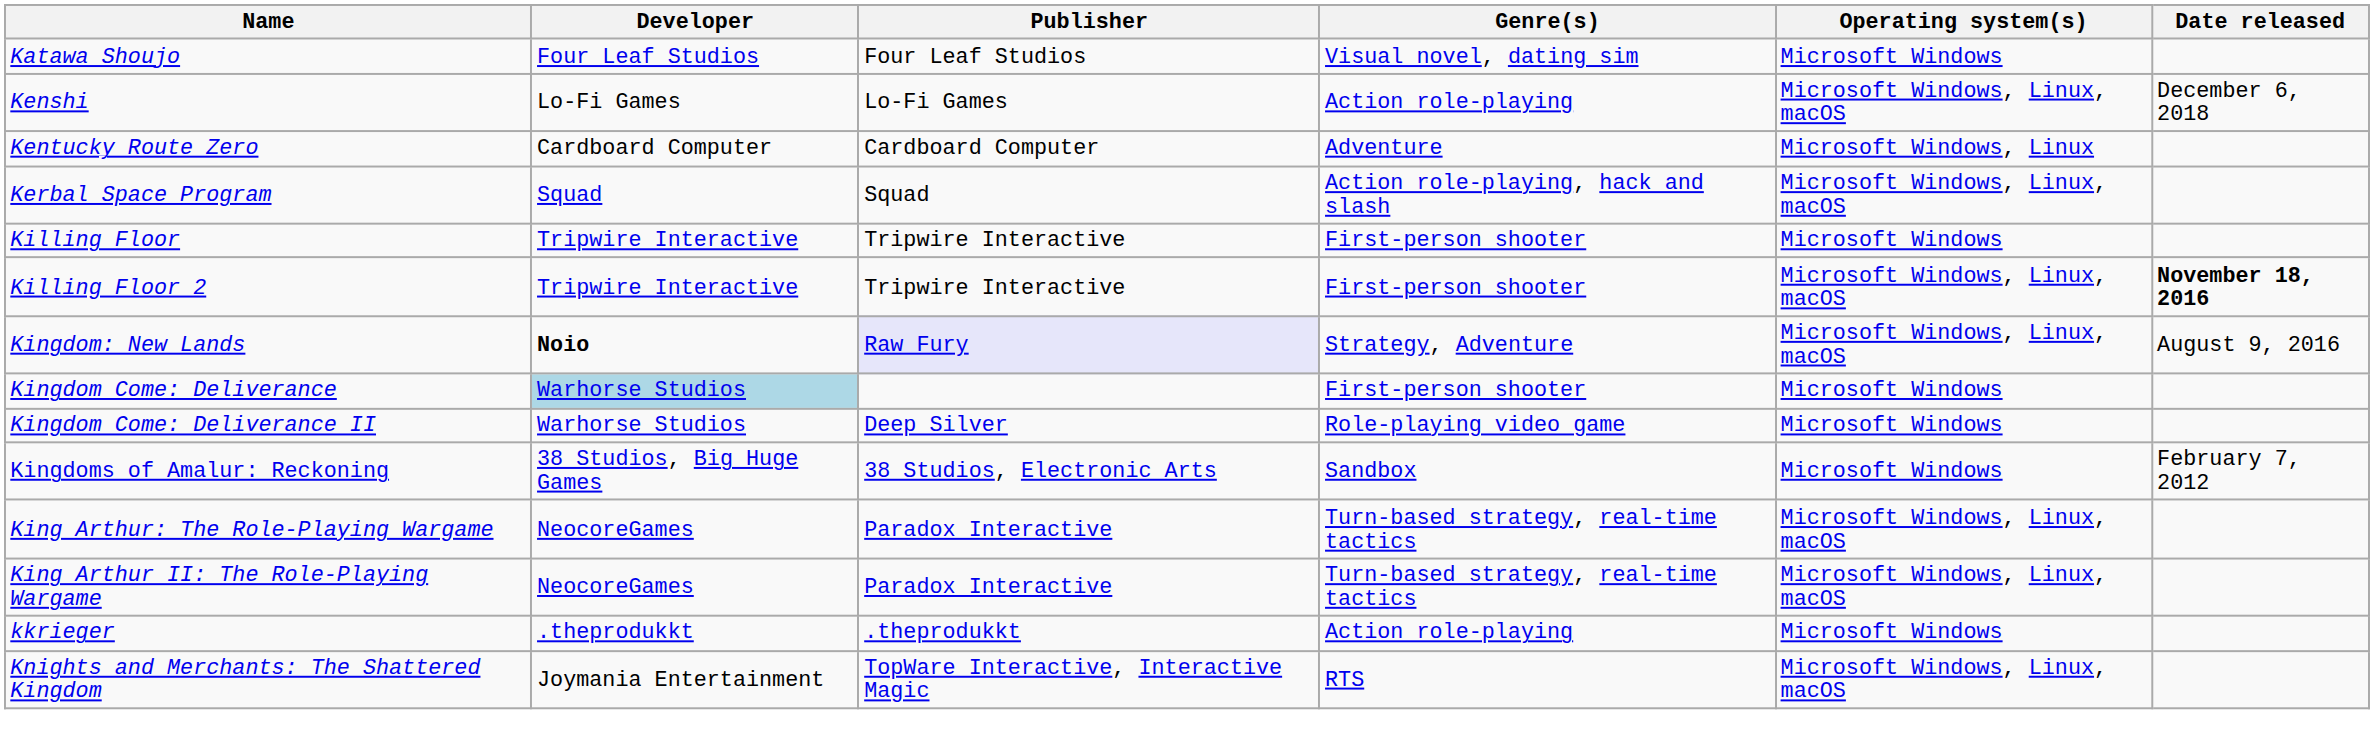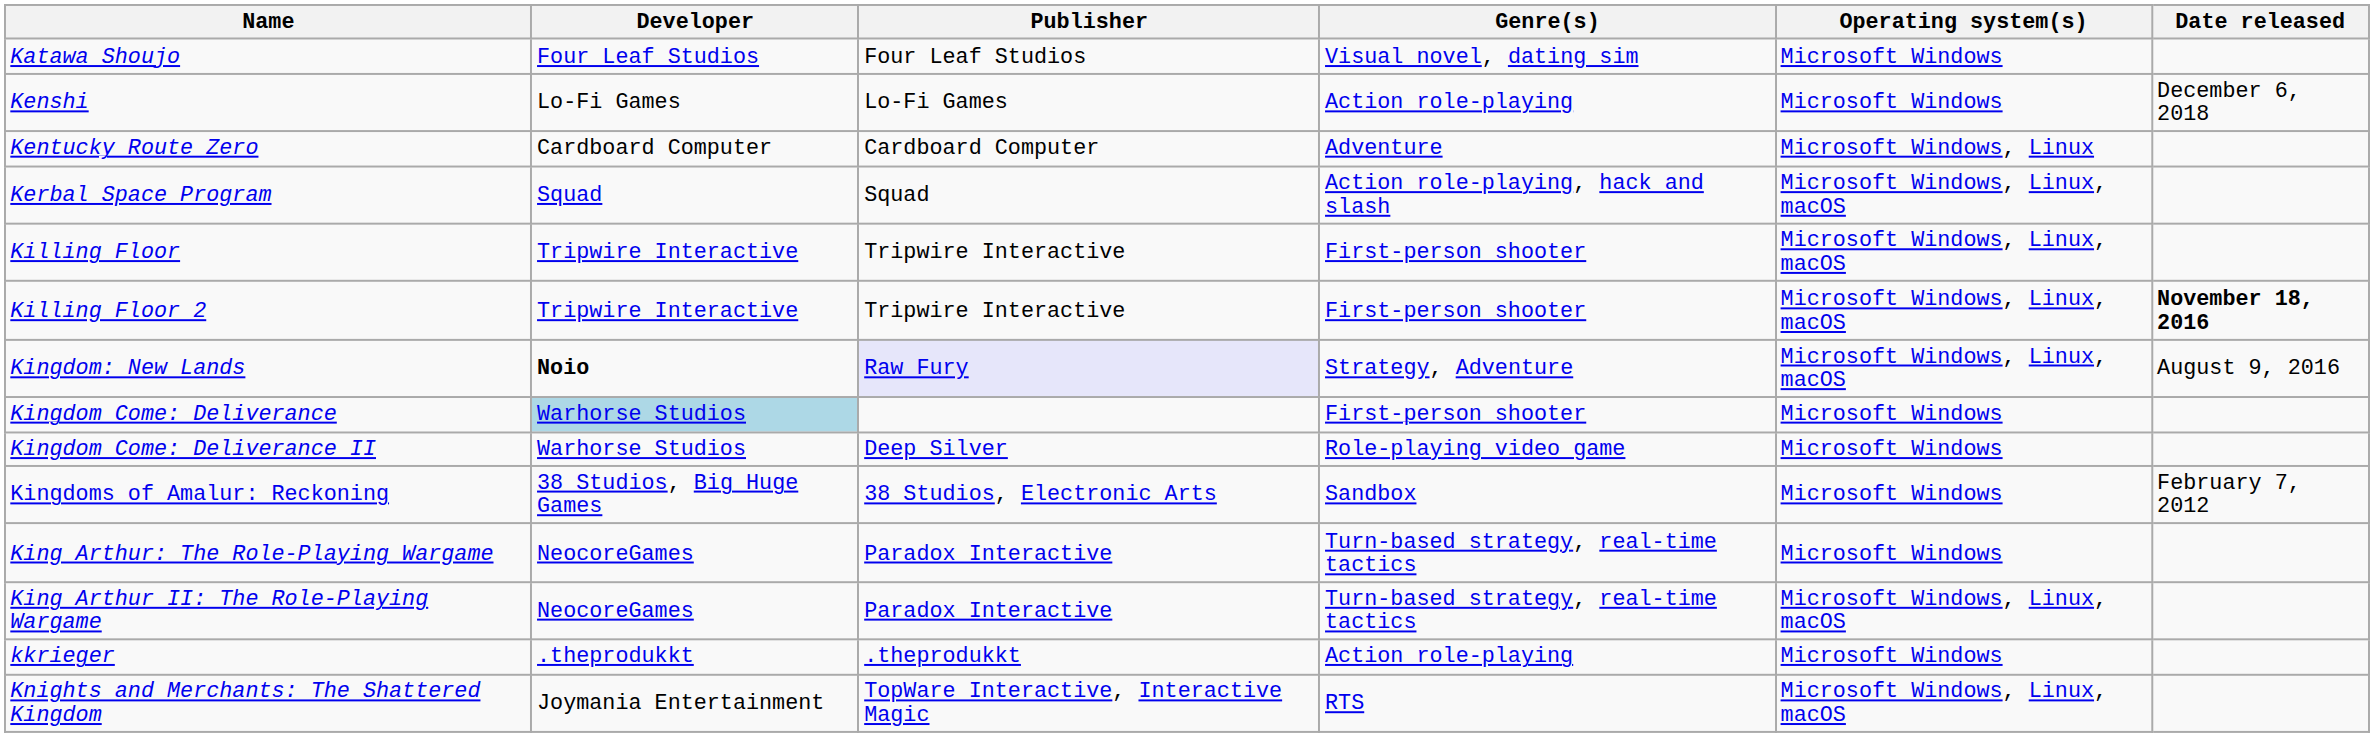(1944, 103) Microsoft Windows, Linux, macOS -> (1892, 103) Microsoft Windows
(1892, 241) Microsoft Windows -> (1944, 253) Microsoft Windows, Linux, macOS
(1944, 529) Microsoft Windows, Linux, macOS -> (1892, 553) Microsoft Windows
